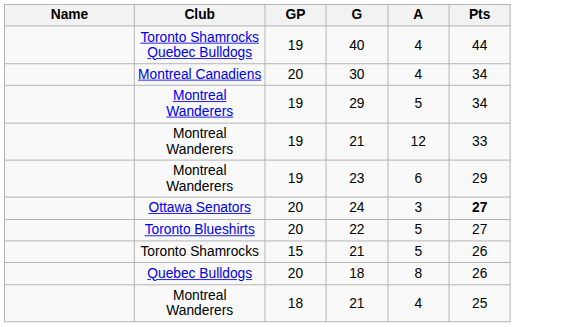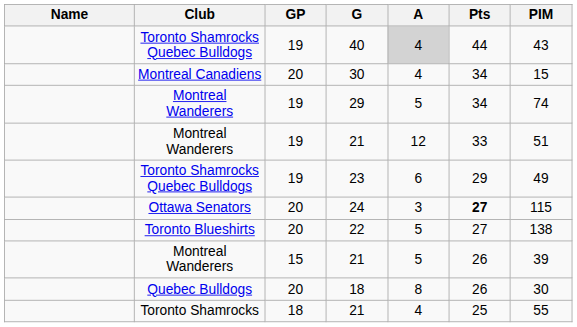+ column: (541, 15)
(418, 44) no background -> (418, 44) lightgrey background
(200, 178) Montreal Wanderers -> (200, 178) Toronto Shamrocks Quebec Bulldogs
(200, 251) Toronto Shamrocks -> (200, 259) Montreal Wanderers
(200, 303) Montreal Wanderers -> (200, 311) Toronto Shamrocks
